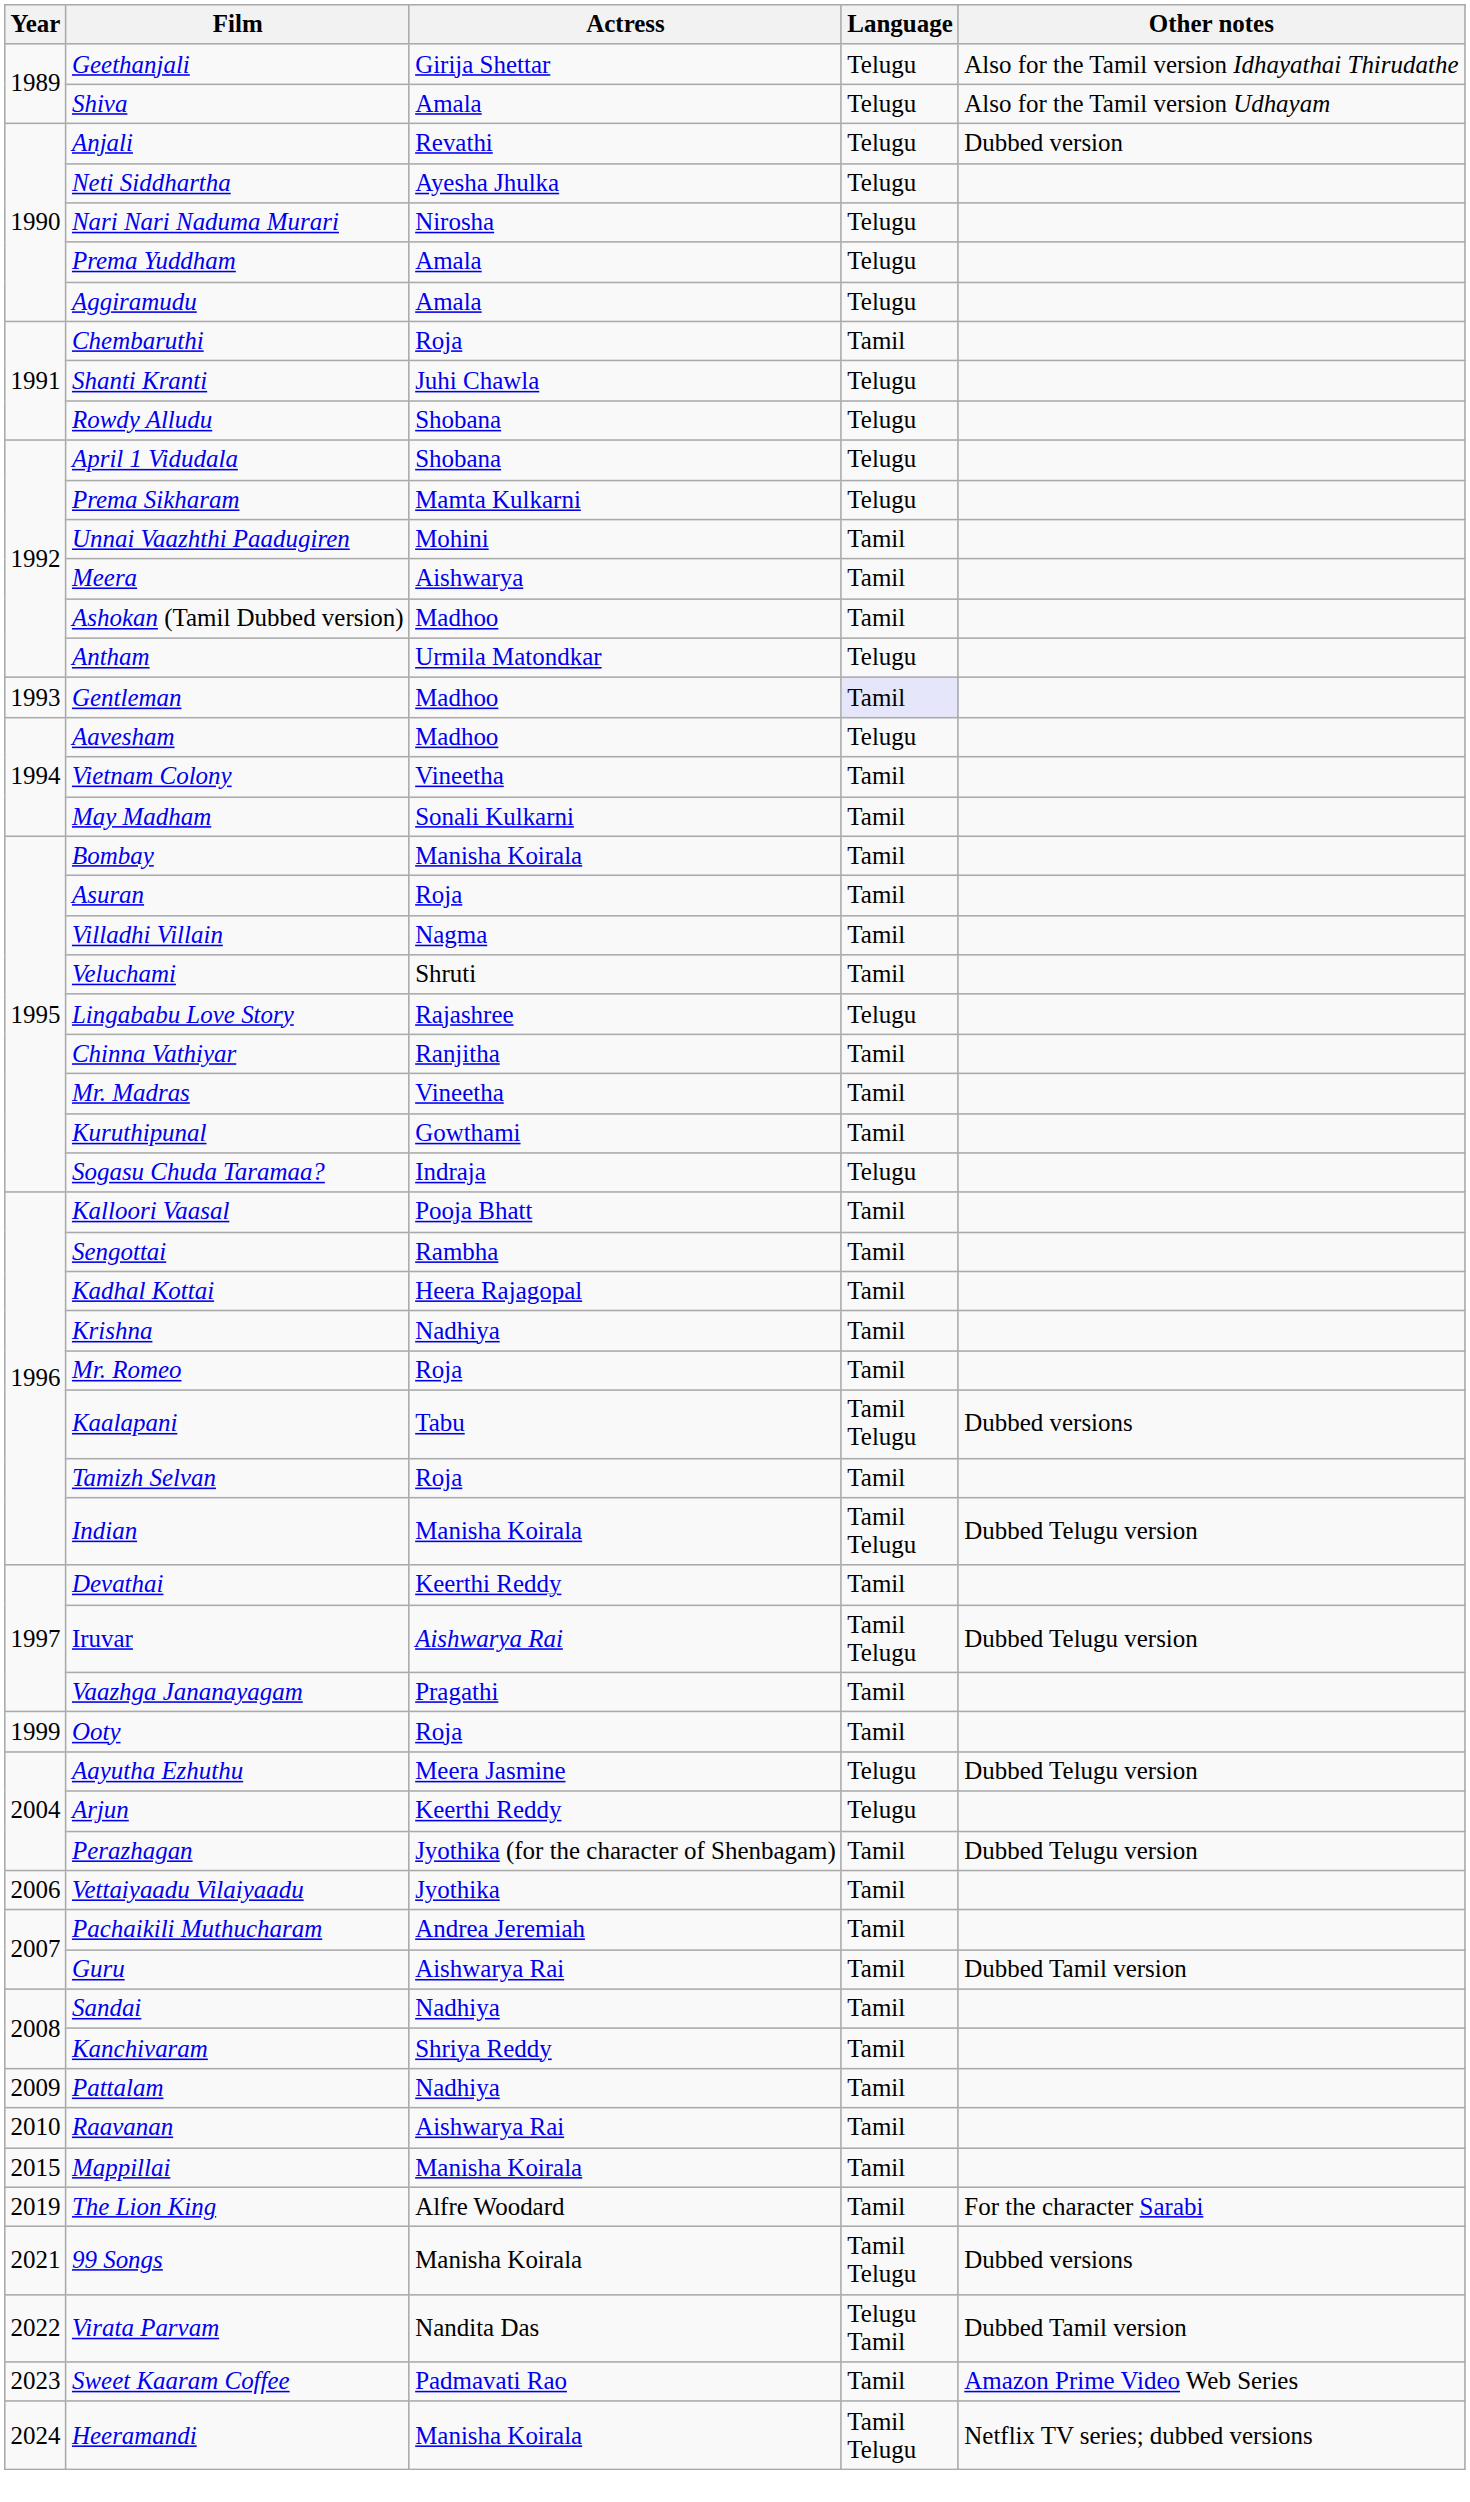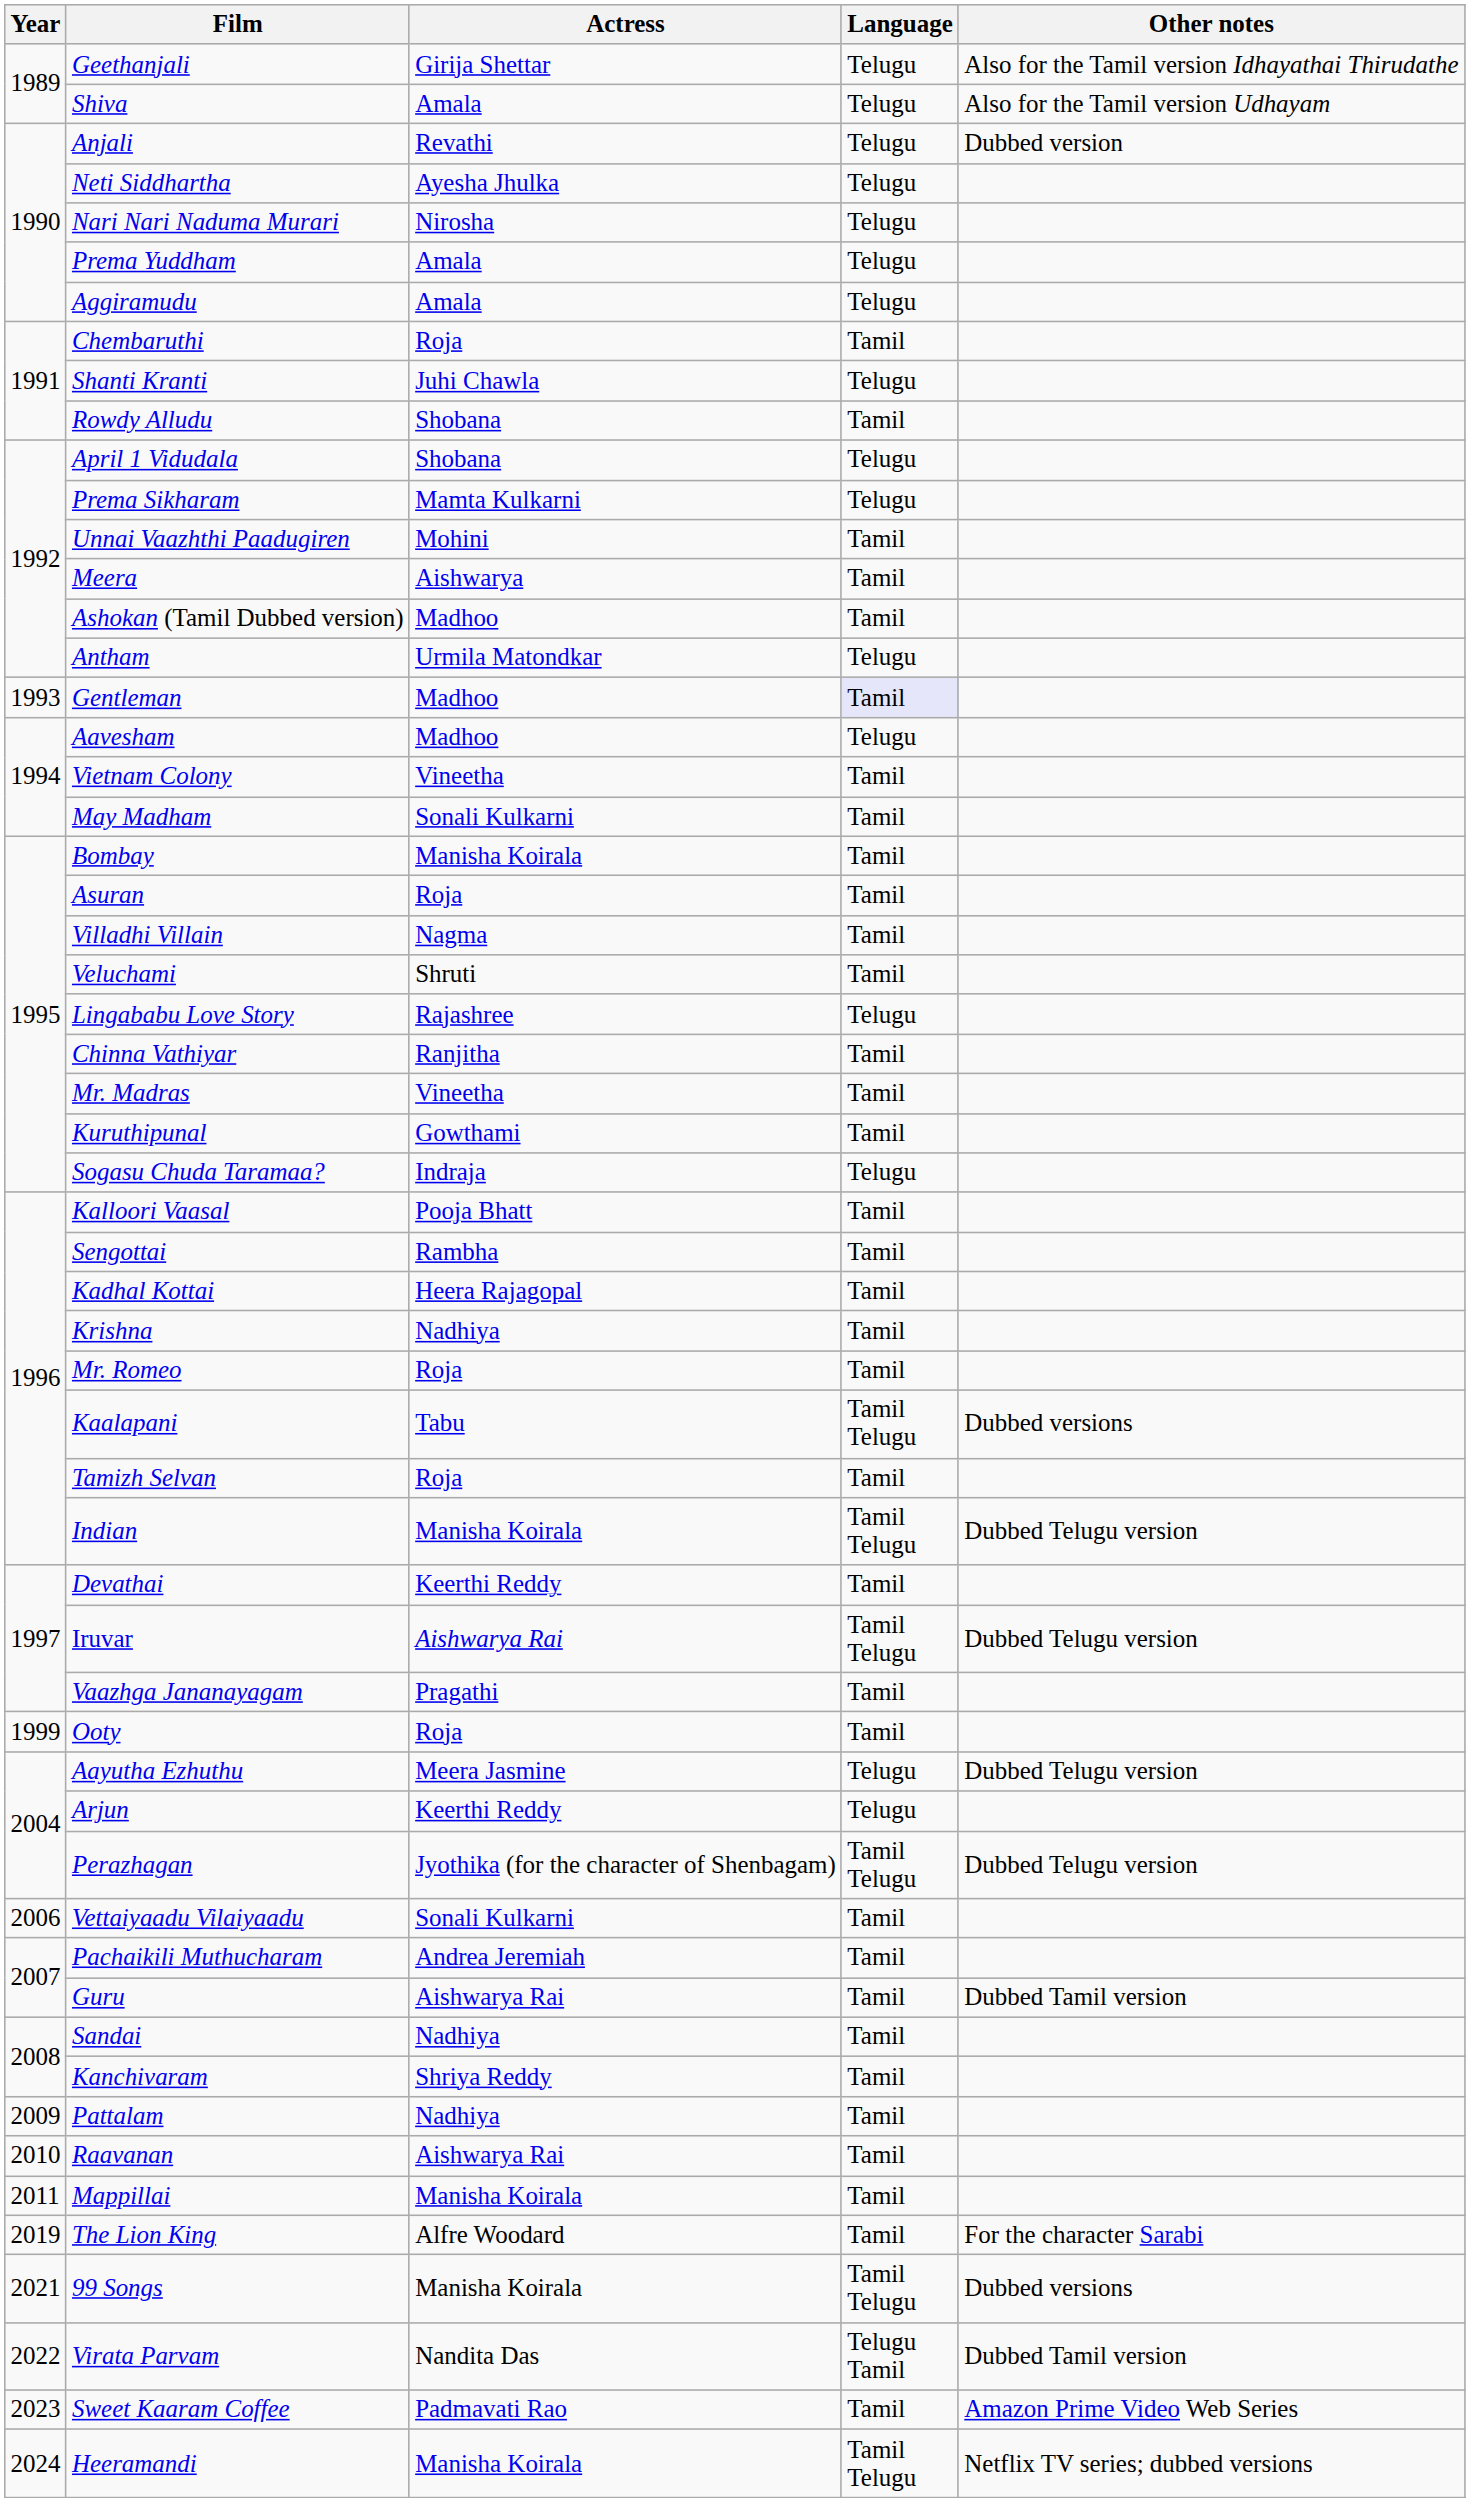(882, 420) Telugu -> (876, 420) Tamil
(876, 1850) Tamil -> (882, 1864) Tamil Telugu
(457, 1889) Jyothika -> (495, 1917) Sonali Kulkarni
(35, 2166) 2015 -> (35, 2195) 2011
